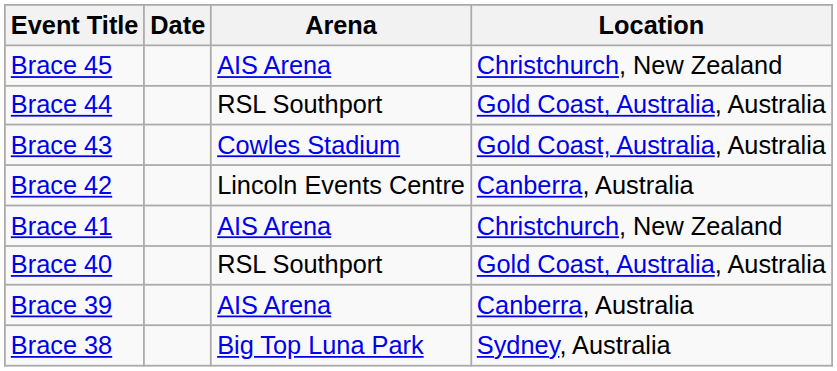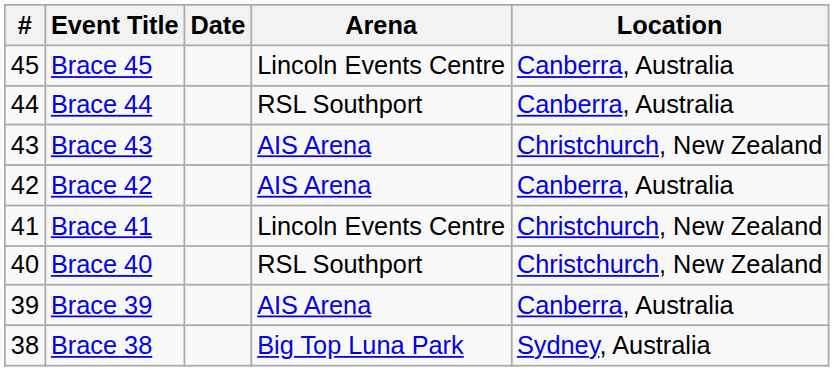+ column: (25, 25)
(274, 65) AIS Arena -> (381, 65) Lincoln Events Centre
(630, 65) Christchurch, New Zealand -> (625, 65) Canberra, Australia
(651, 105) Gold Coast, Australia, Australia -> (625, 105) Canberra, Australia
(309, 145) Cowles Stadium -> (314, 145) AIS Arena
(651, 145) Gold Coast, Australia, Australia -> (670, 145) Christchurch, New Zealand
(341, 185) Lincoln Events Centre -> (314, 185) AIS Arena
(274, 225) AIS Arena -> (381, 225) Lincoln Events Centre
(651, 266) Gold Coast, Australia, Australia -> (670, 266) Christchurch, New Zealand
